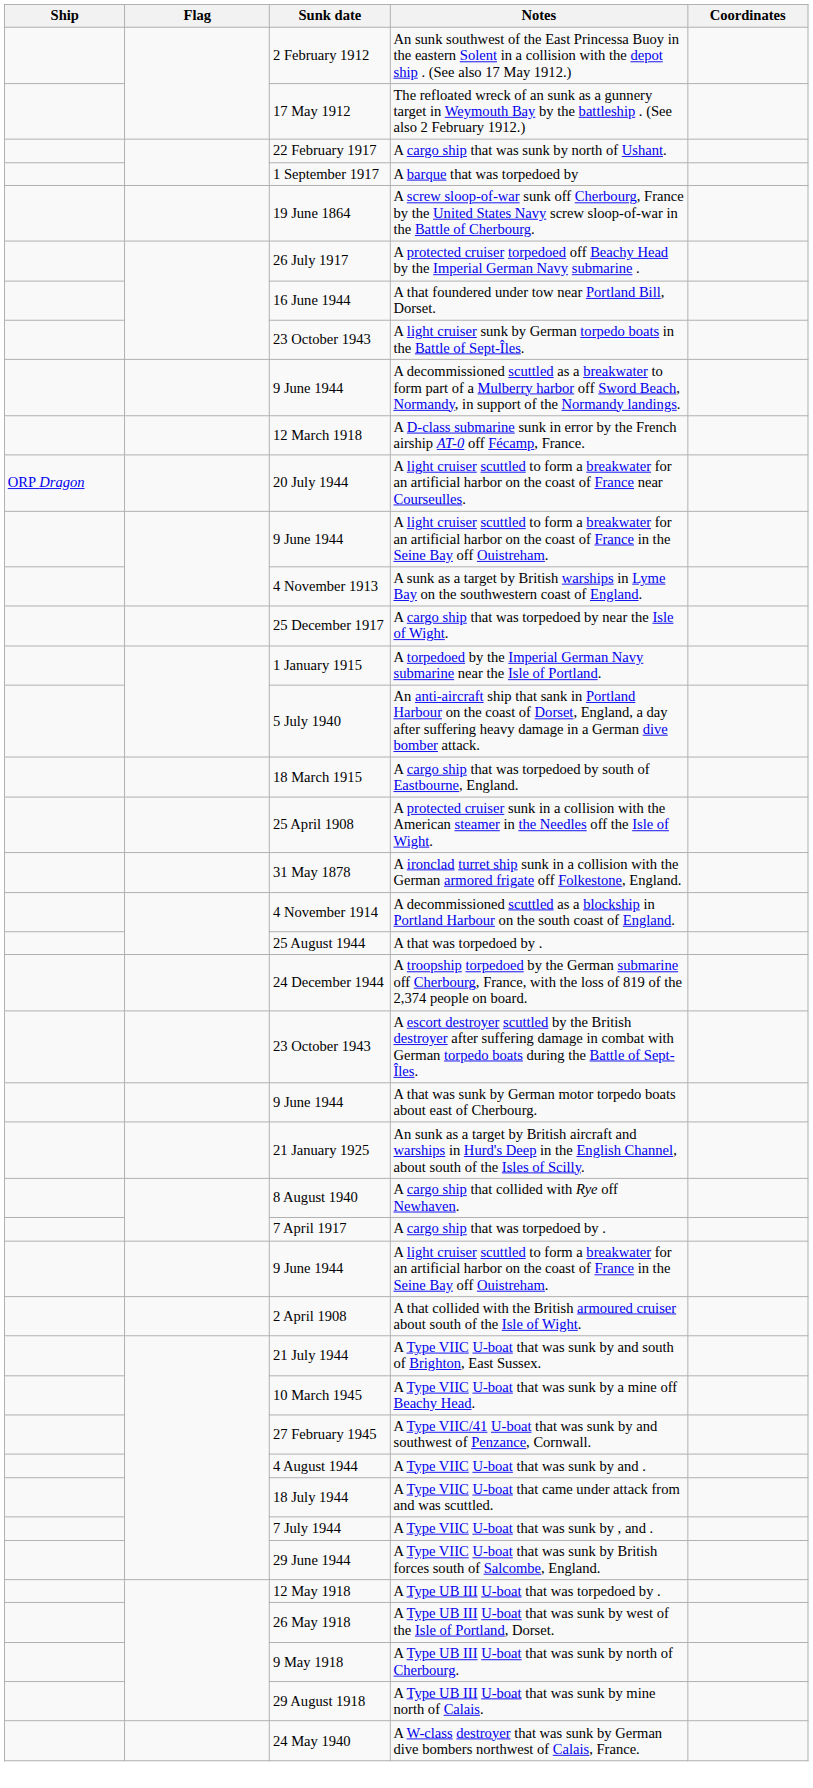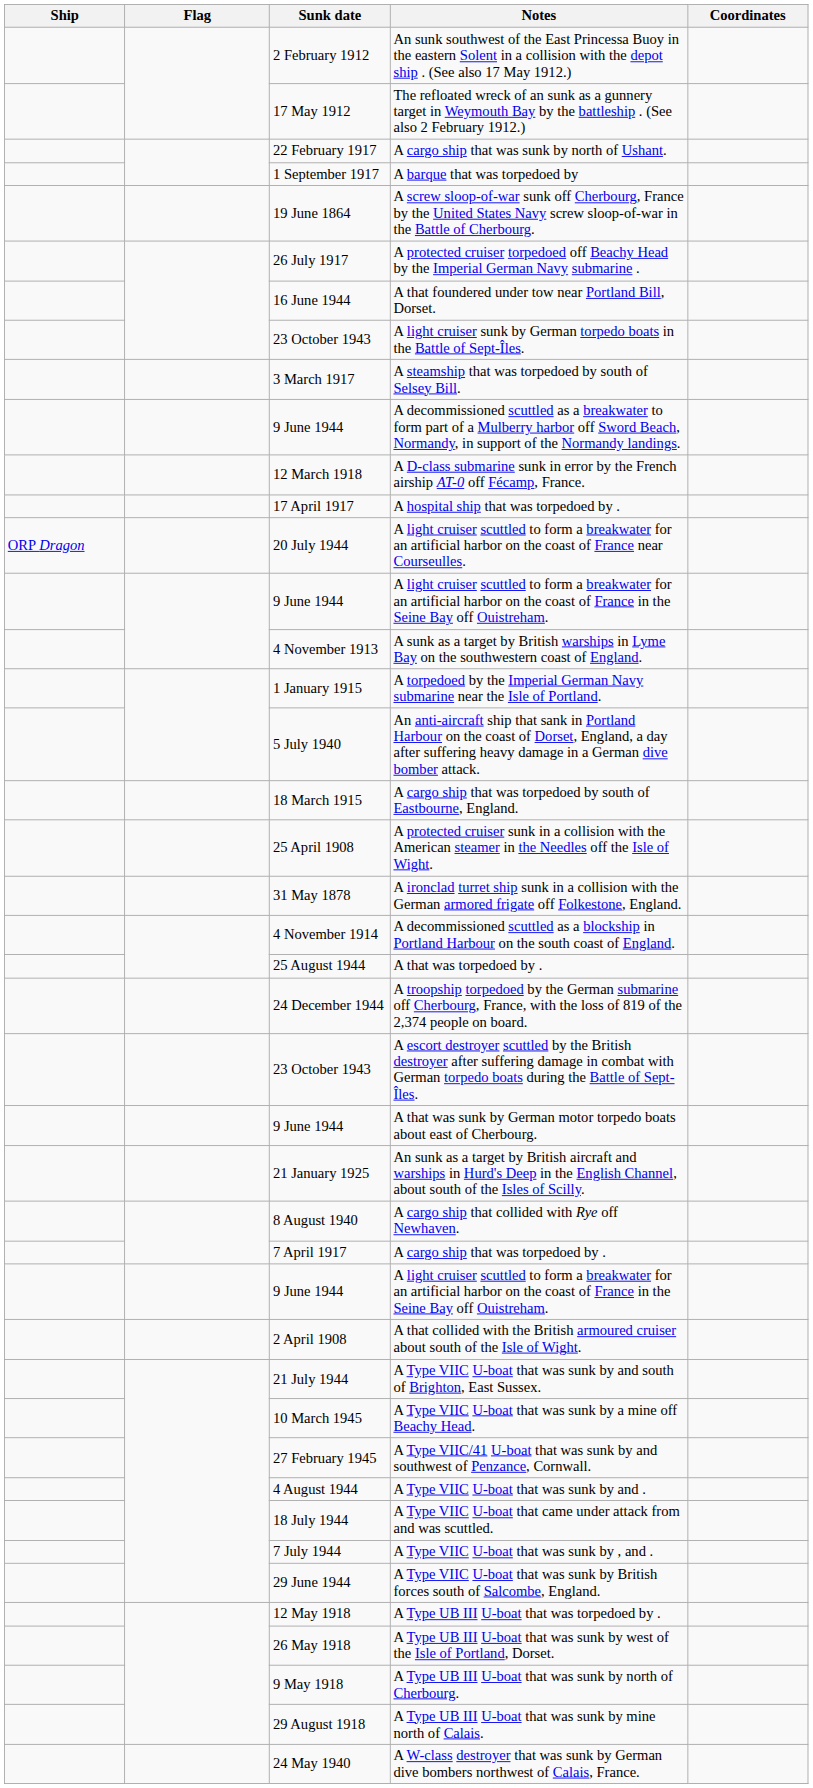+ row: (314, 379)
+ row: (313, 506)
- row: (328, 625)
